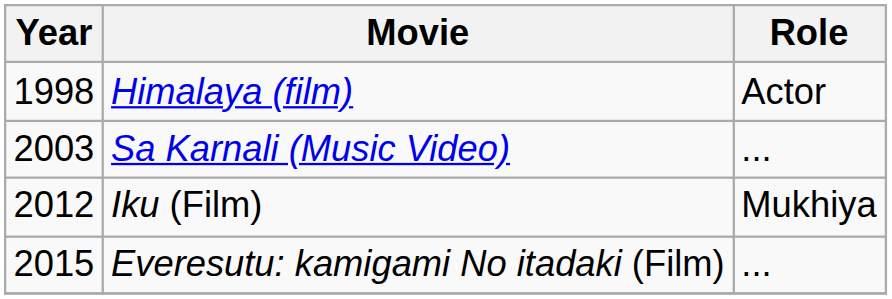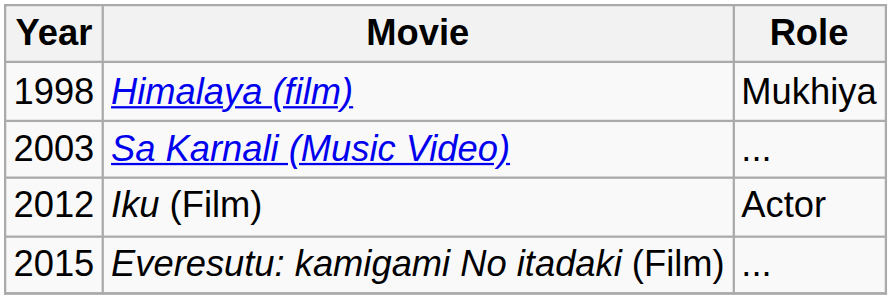(784, 90) Actor -> (809, 90) Mukhiya
(809, 206) Mukhiya -> (784, 206) Actor
